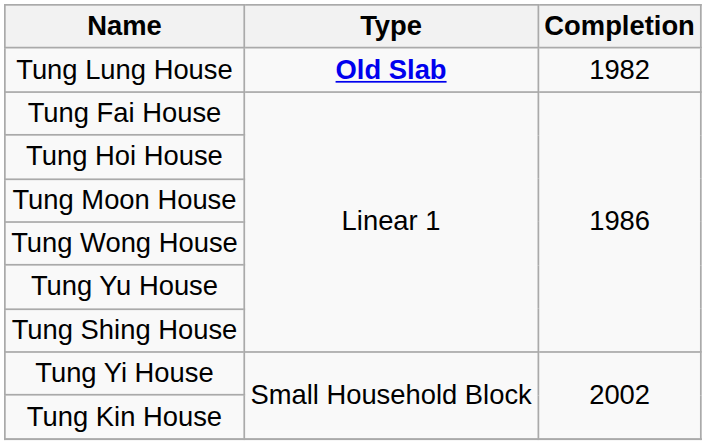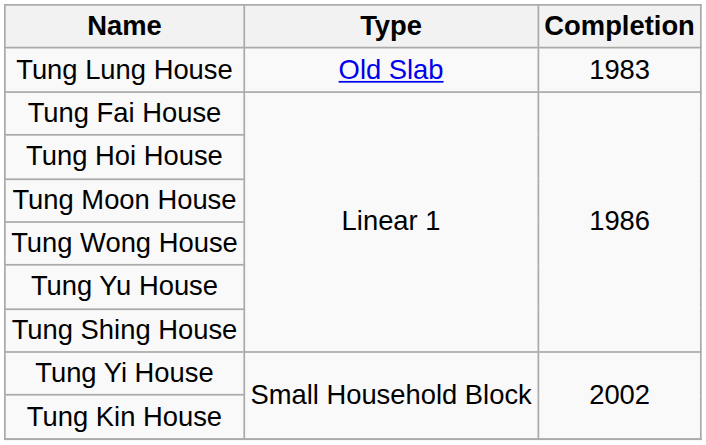(391, 69) bold -> (391, 69) normal
(620, 69) 1982 -> (620, 69) 1983
